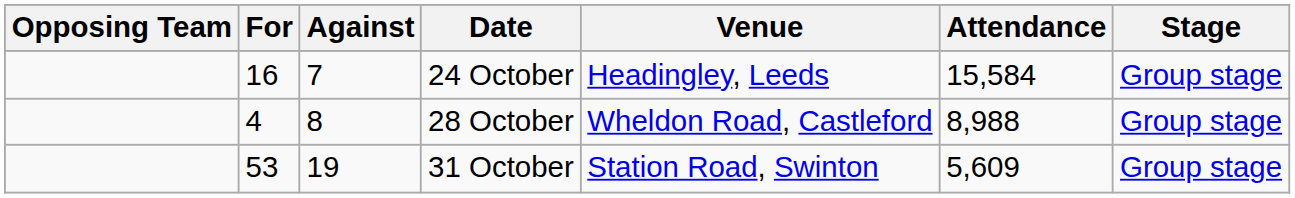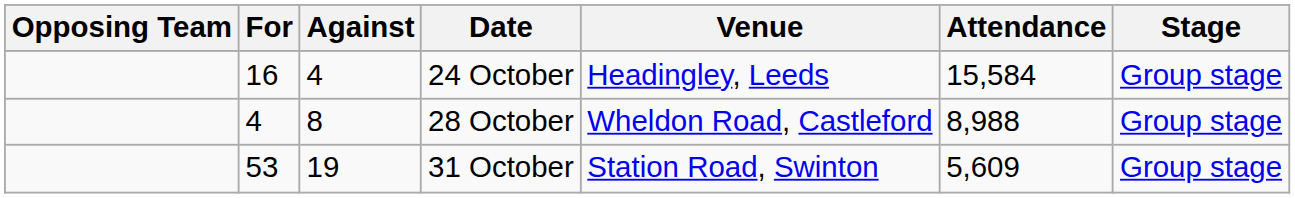(315, 74) 7 -> (315, 74) 4
